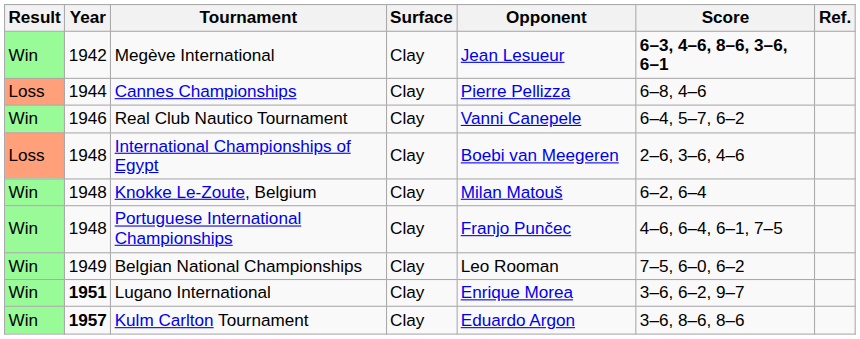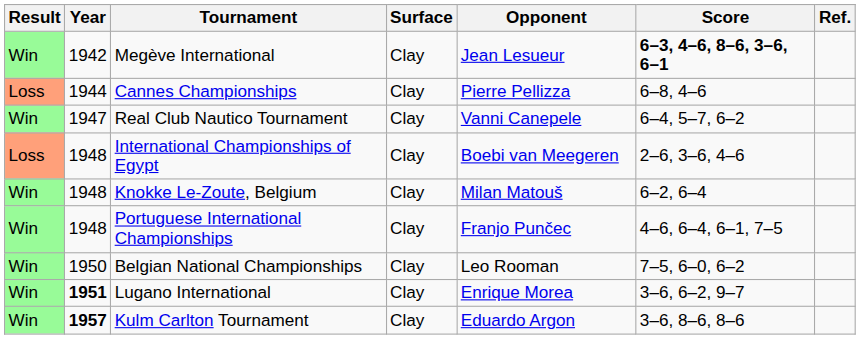(88, 118) 1946 -> (88, 118) 1947
(88, 265) 1949 -> (88, 265) 1950
